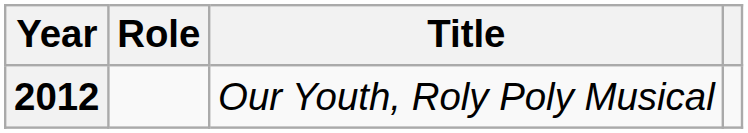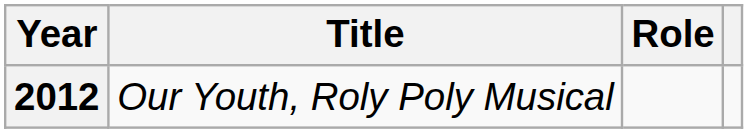columns swapped: (466, 34) <-> (159, 34)
